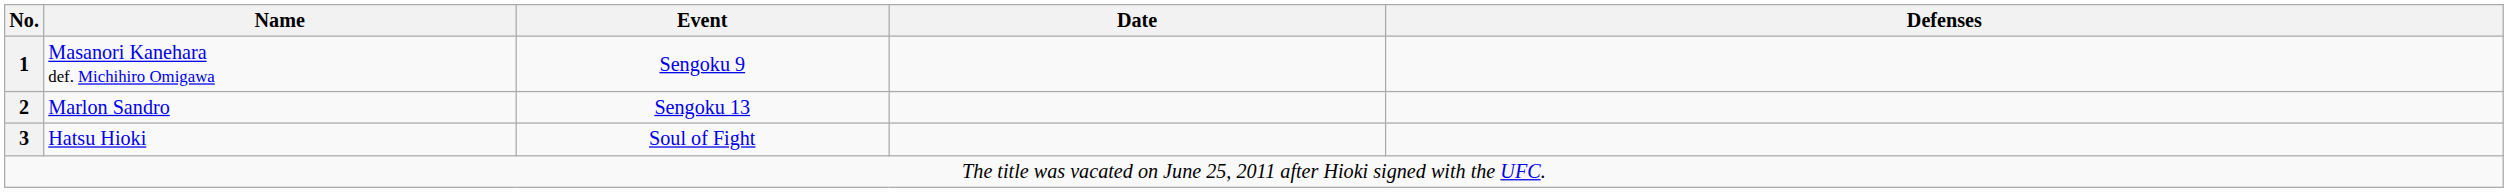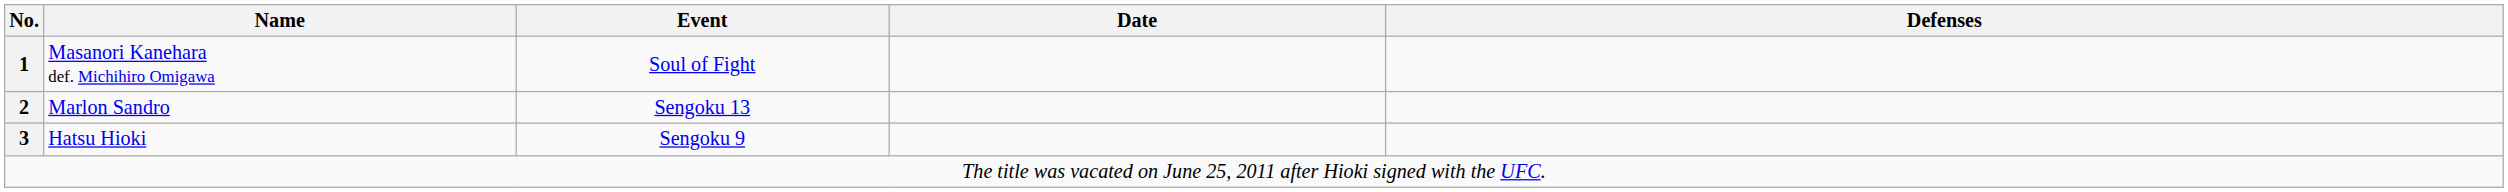(702, 63) Sengoku 9 -> (702, 63) Soul of Fight
(702, 139) Soul of Fight -> (702, 139) Sengoku 9
